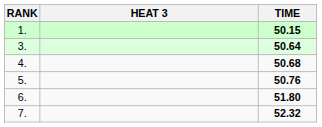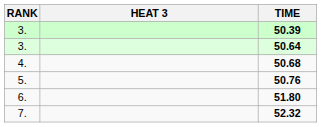- row: (287, 30)
+ row: (287, 30)
